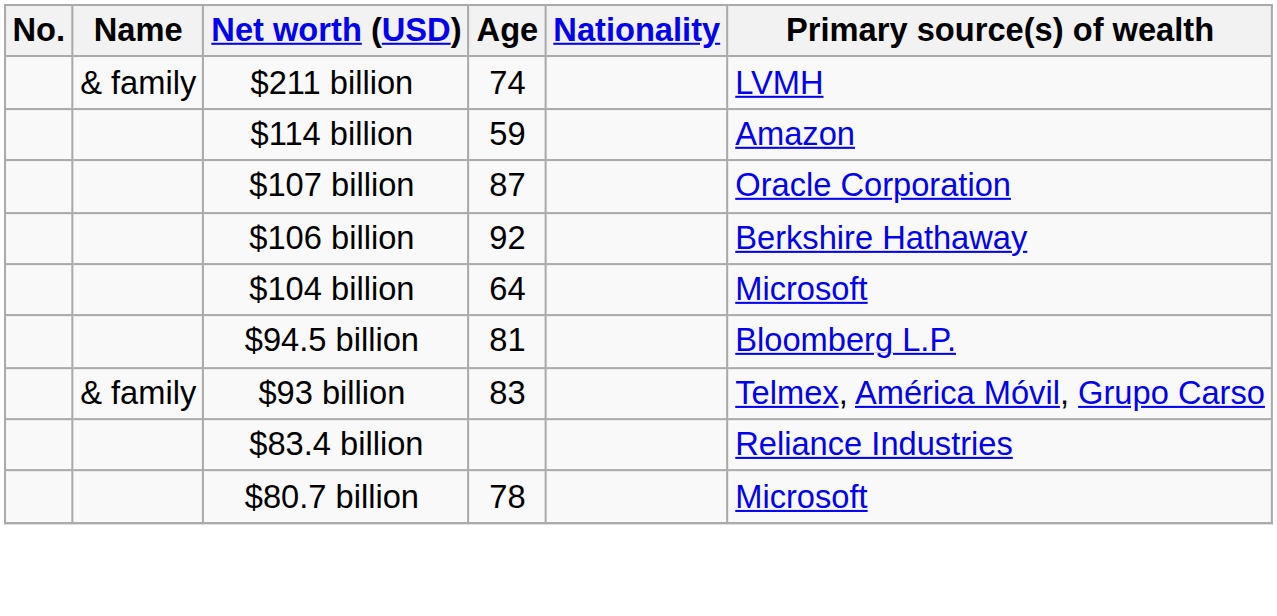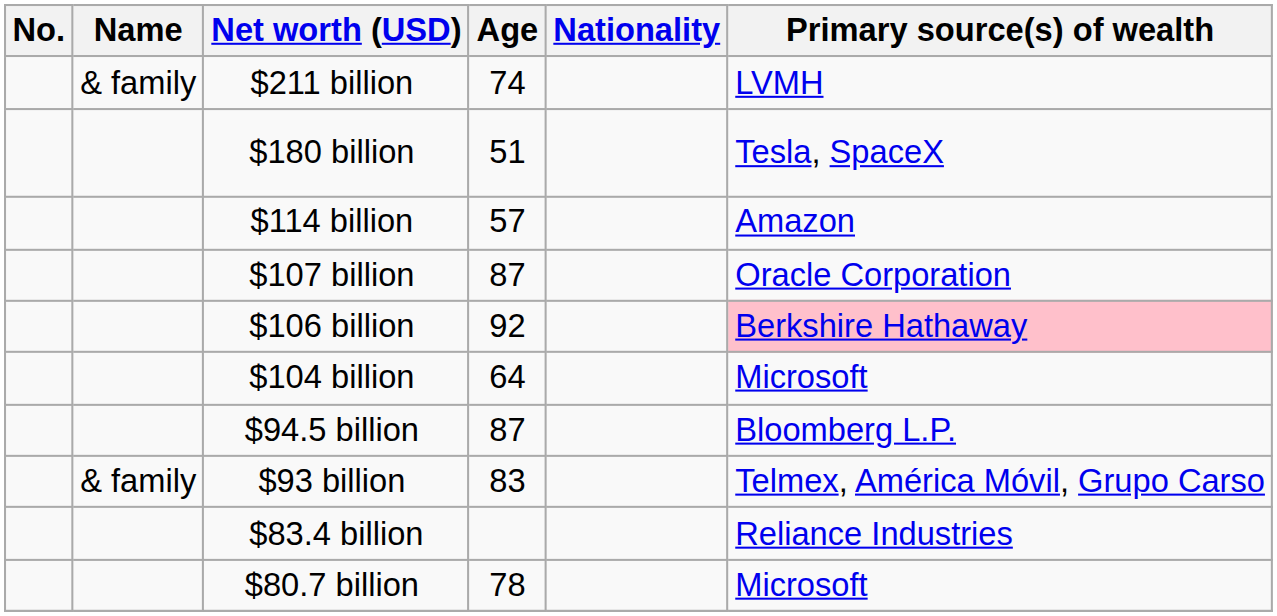+ row: (336, 152)
(507, 133) 59 -> (507, 222) 57
(881, 237) no background -> (881, 325) pink background
(507, 340) 81 -> (507, 429) 87
